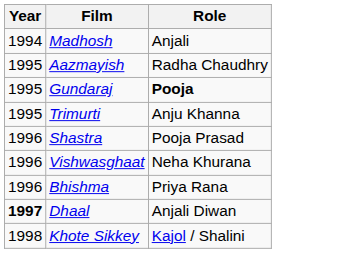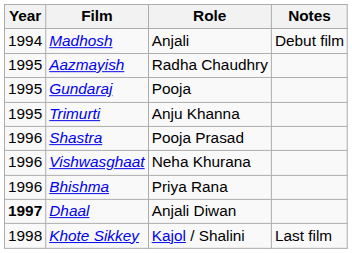+ column: (309, 16)
(173, 89) bold -> (171, 89) normal
